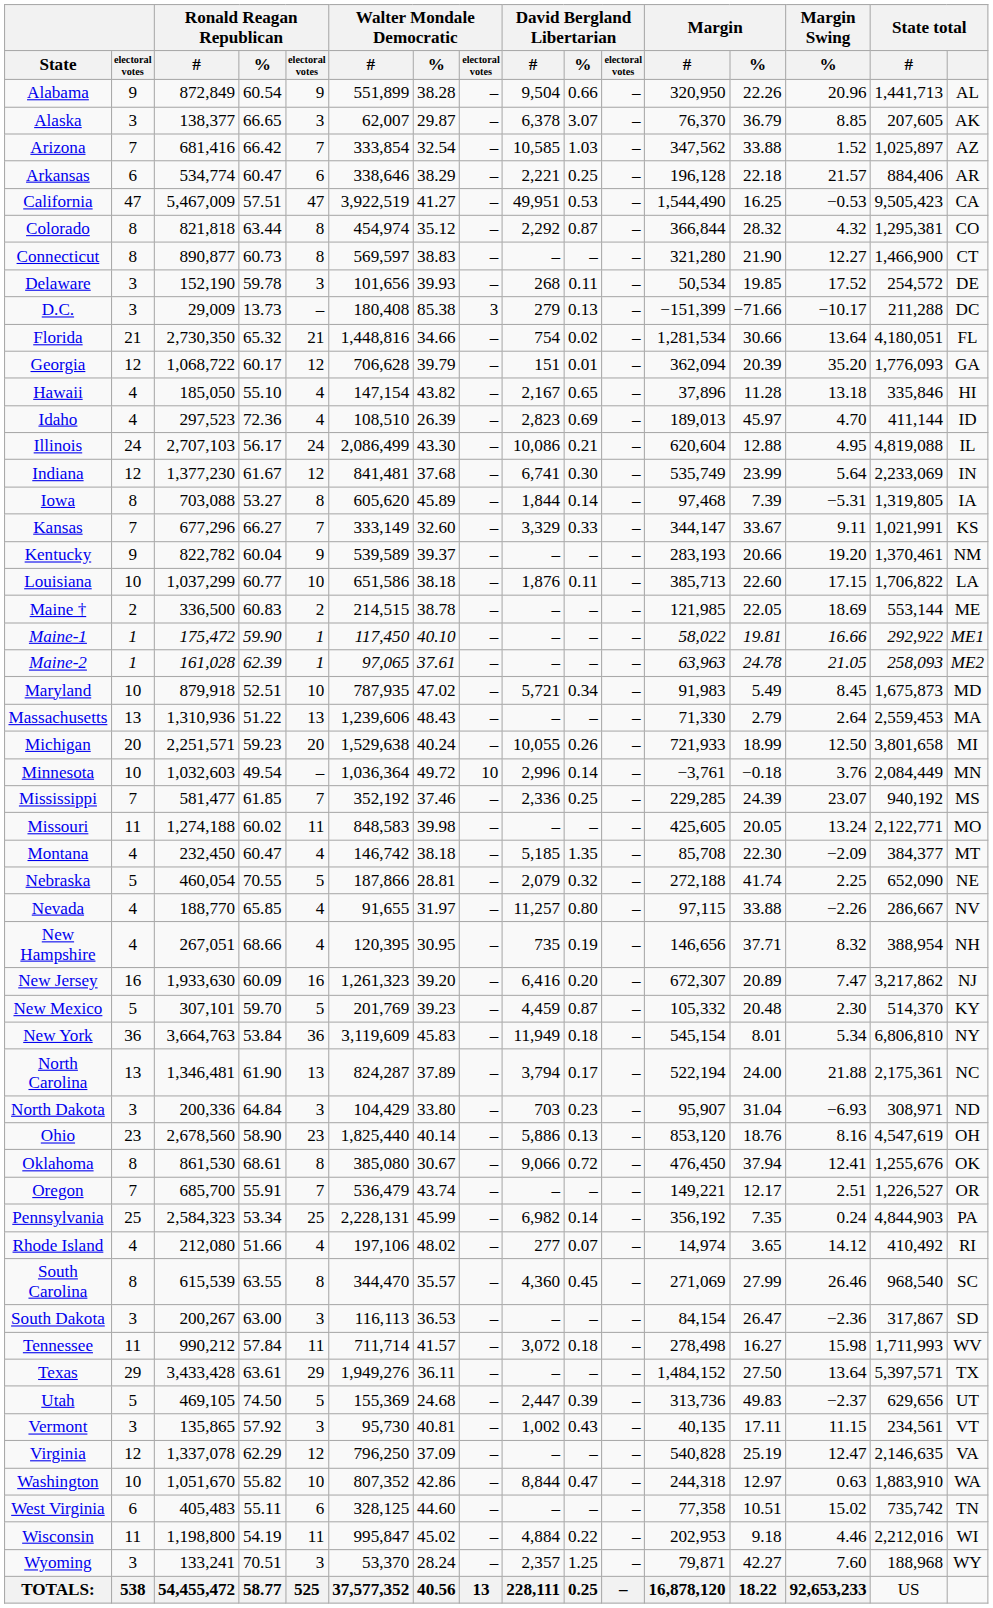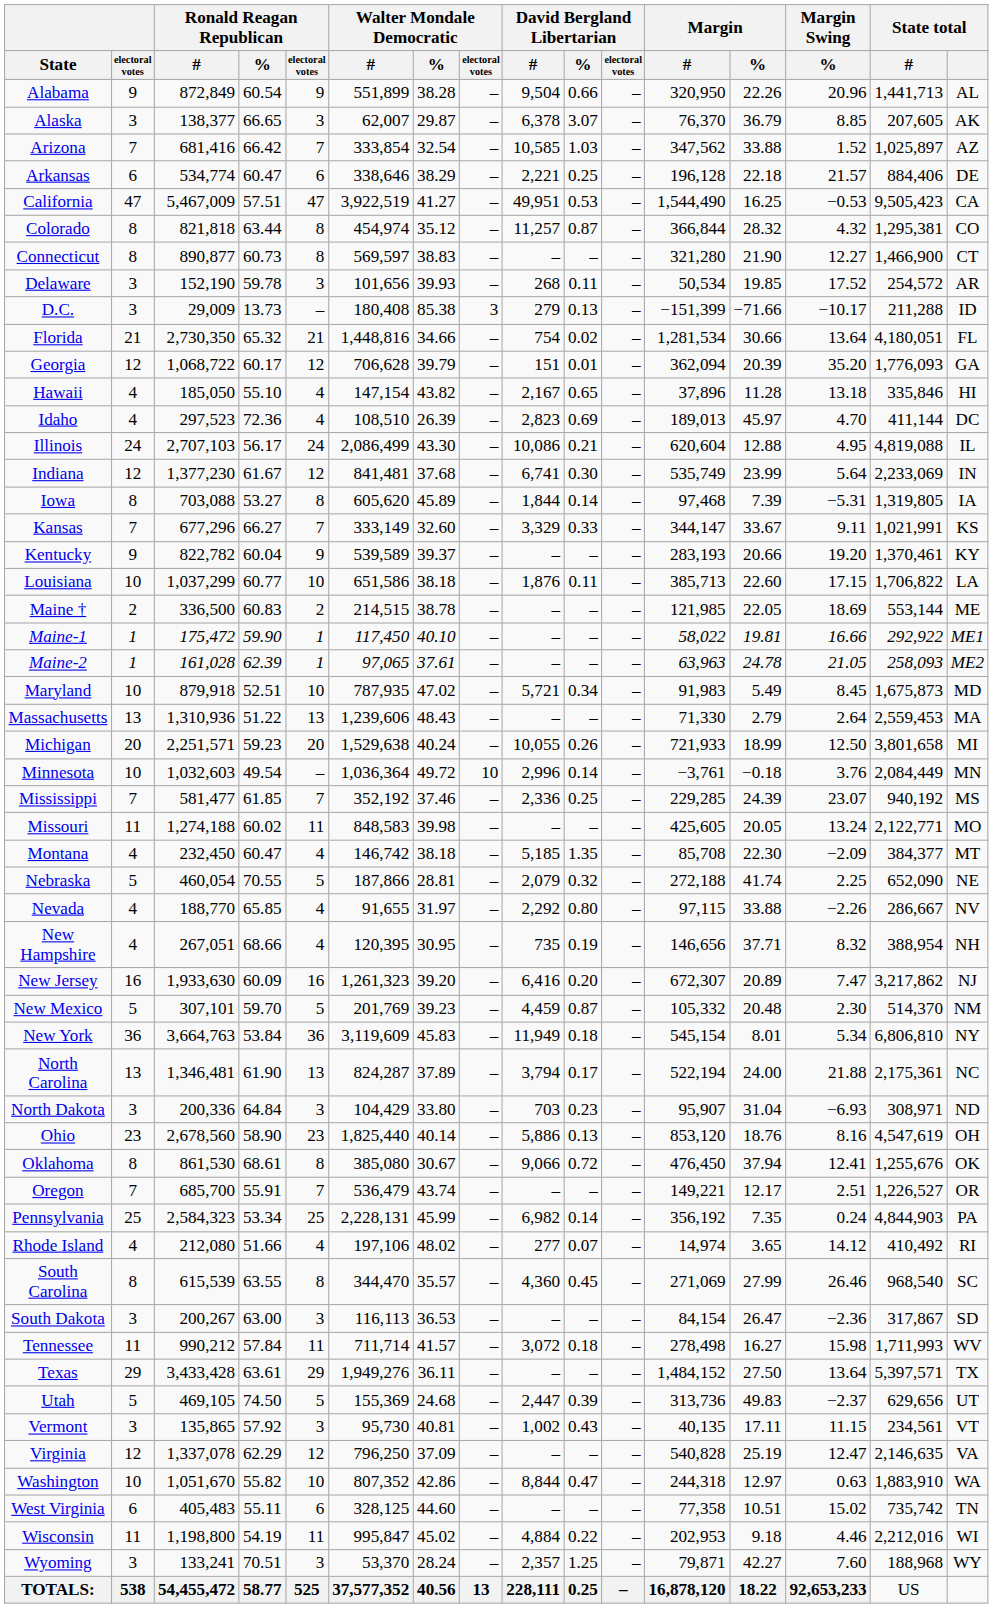(967, 174) AR -> (967, 174) DE
(541, 228) 2,292 -> (537, 228) 11,257
(967, 283) DE -> (967, 283) AR
(967, 310) DC -> (967, 310) ID
(967, 418) ID -> (967, 418) DC
(967, 554) NM -> (967, 554) KY
(537, 907) 11,257 -> (541, 907) 2,292
(967, 1008) KY -> (967, 1008) NM
